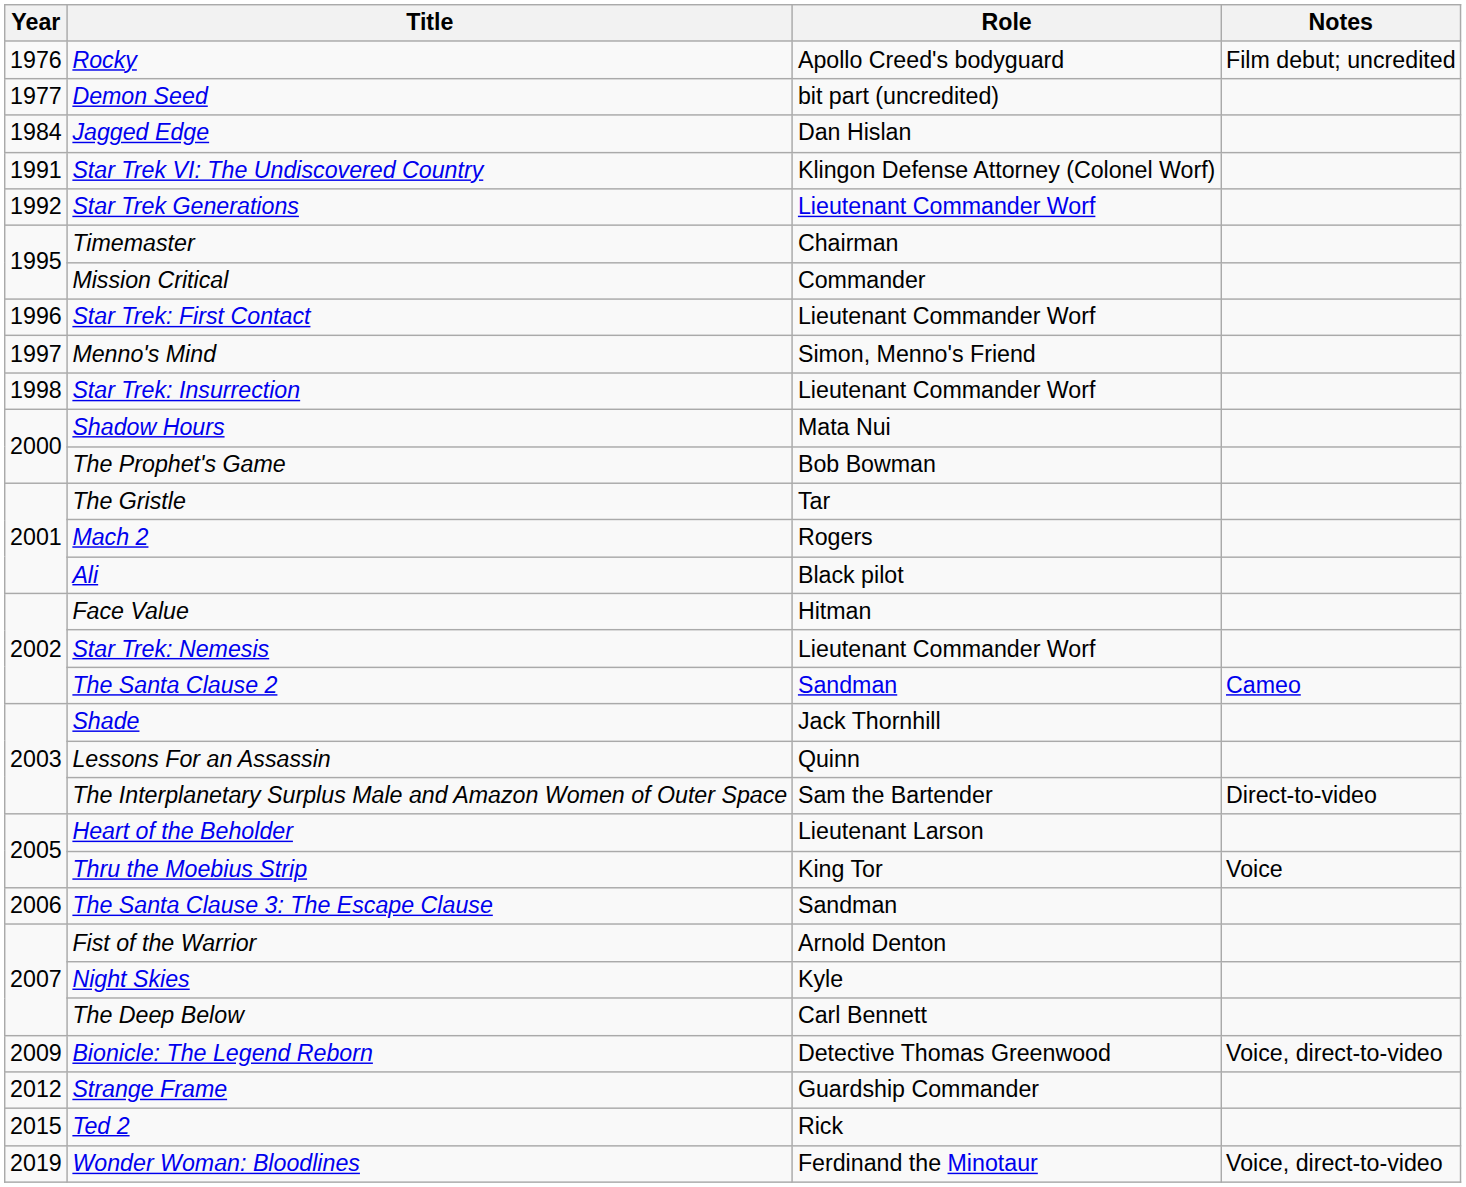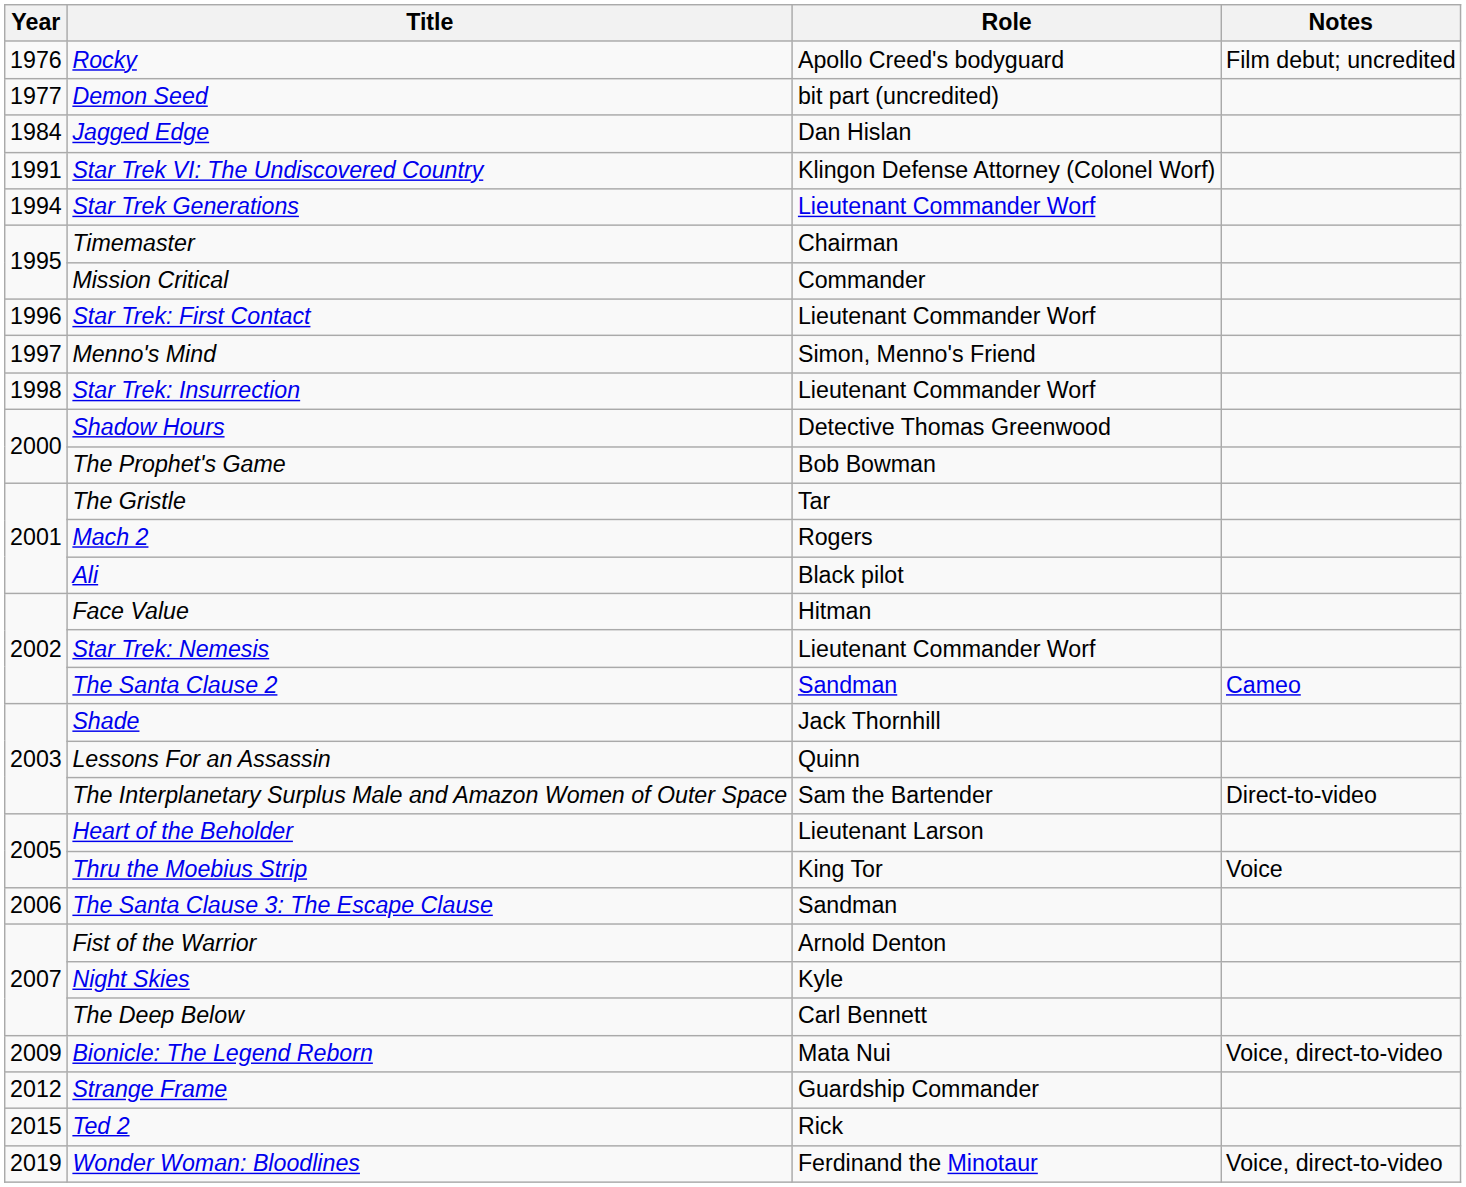(36, 206) 1992 -> (36, 206) 1994
(844, 427) Mata Nui -> (954, 427) Detective Thomas Greenwood
(954, 1053) Detective Thomas Greenwood -> (844, 1053) Mata Nui
